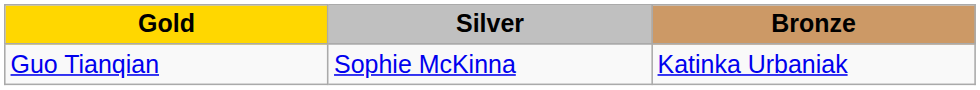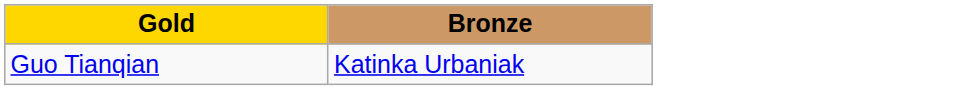- column: (490, 24)
